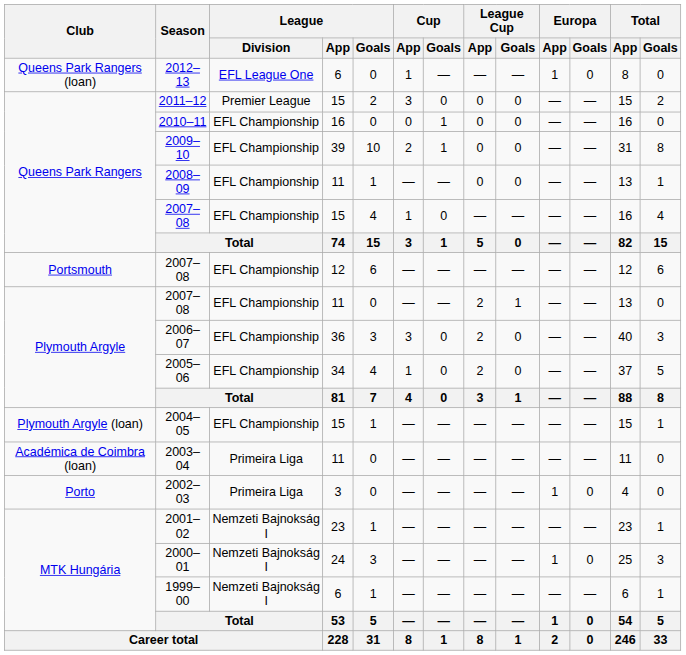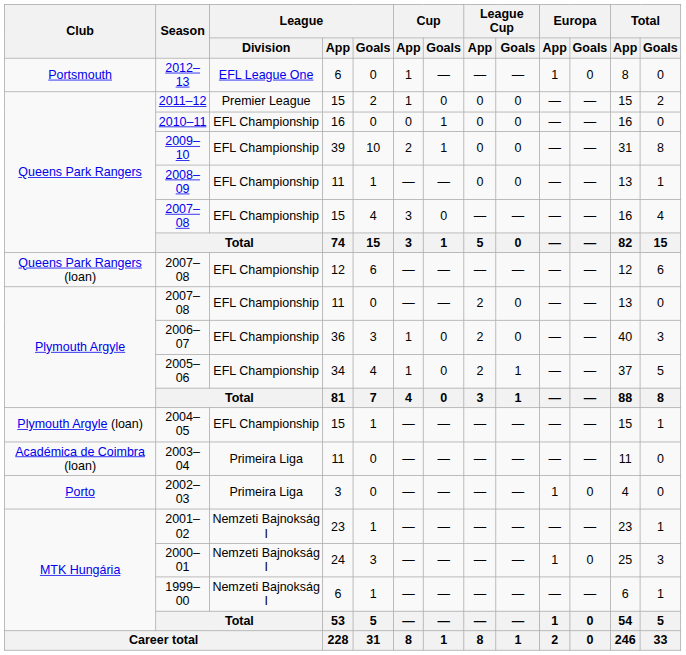(80, 75) Queens Park Rangers (loan) -> (80, 75) Portsmouth
(408, 101) 3 -> (408, 101) 1
(408, 216) 1 -> (408, 216) 3
(80, 269) Portsmouth -> (80, 269) Queens Park Rangers (loan)
(518, 303) 1 -> (518, 303) 0
(408, 337) 3 -> (408, 337) 1
(518, 371) 0 -> (518, 371) 1
